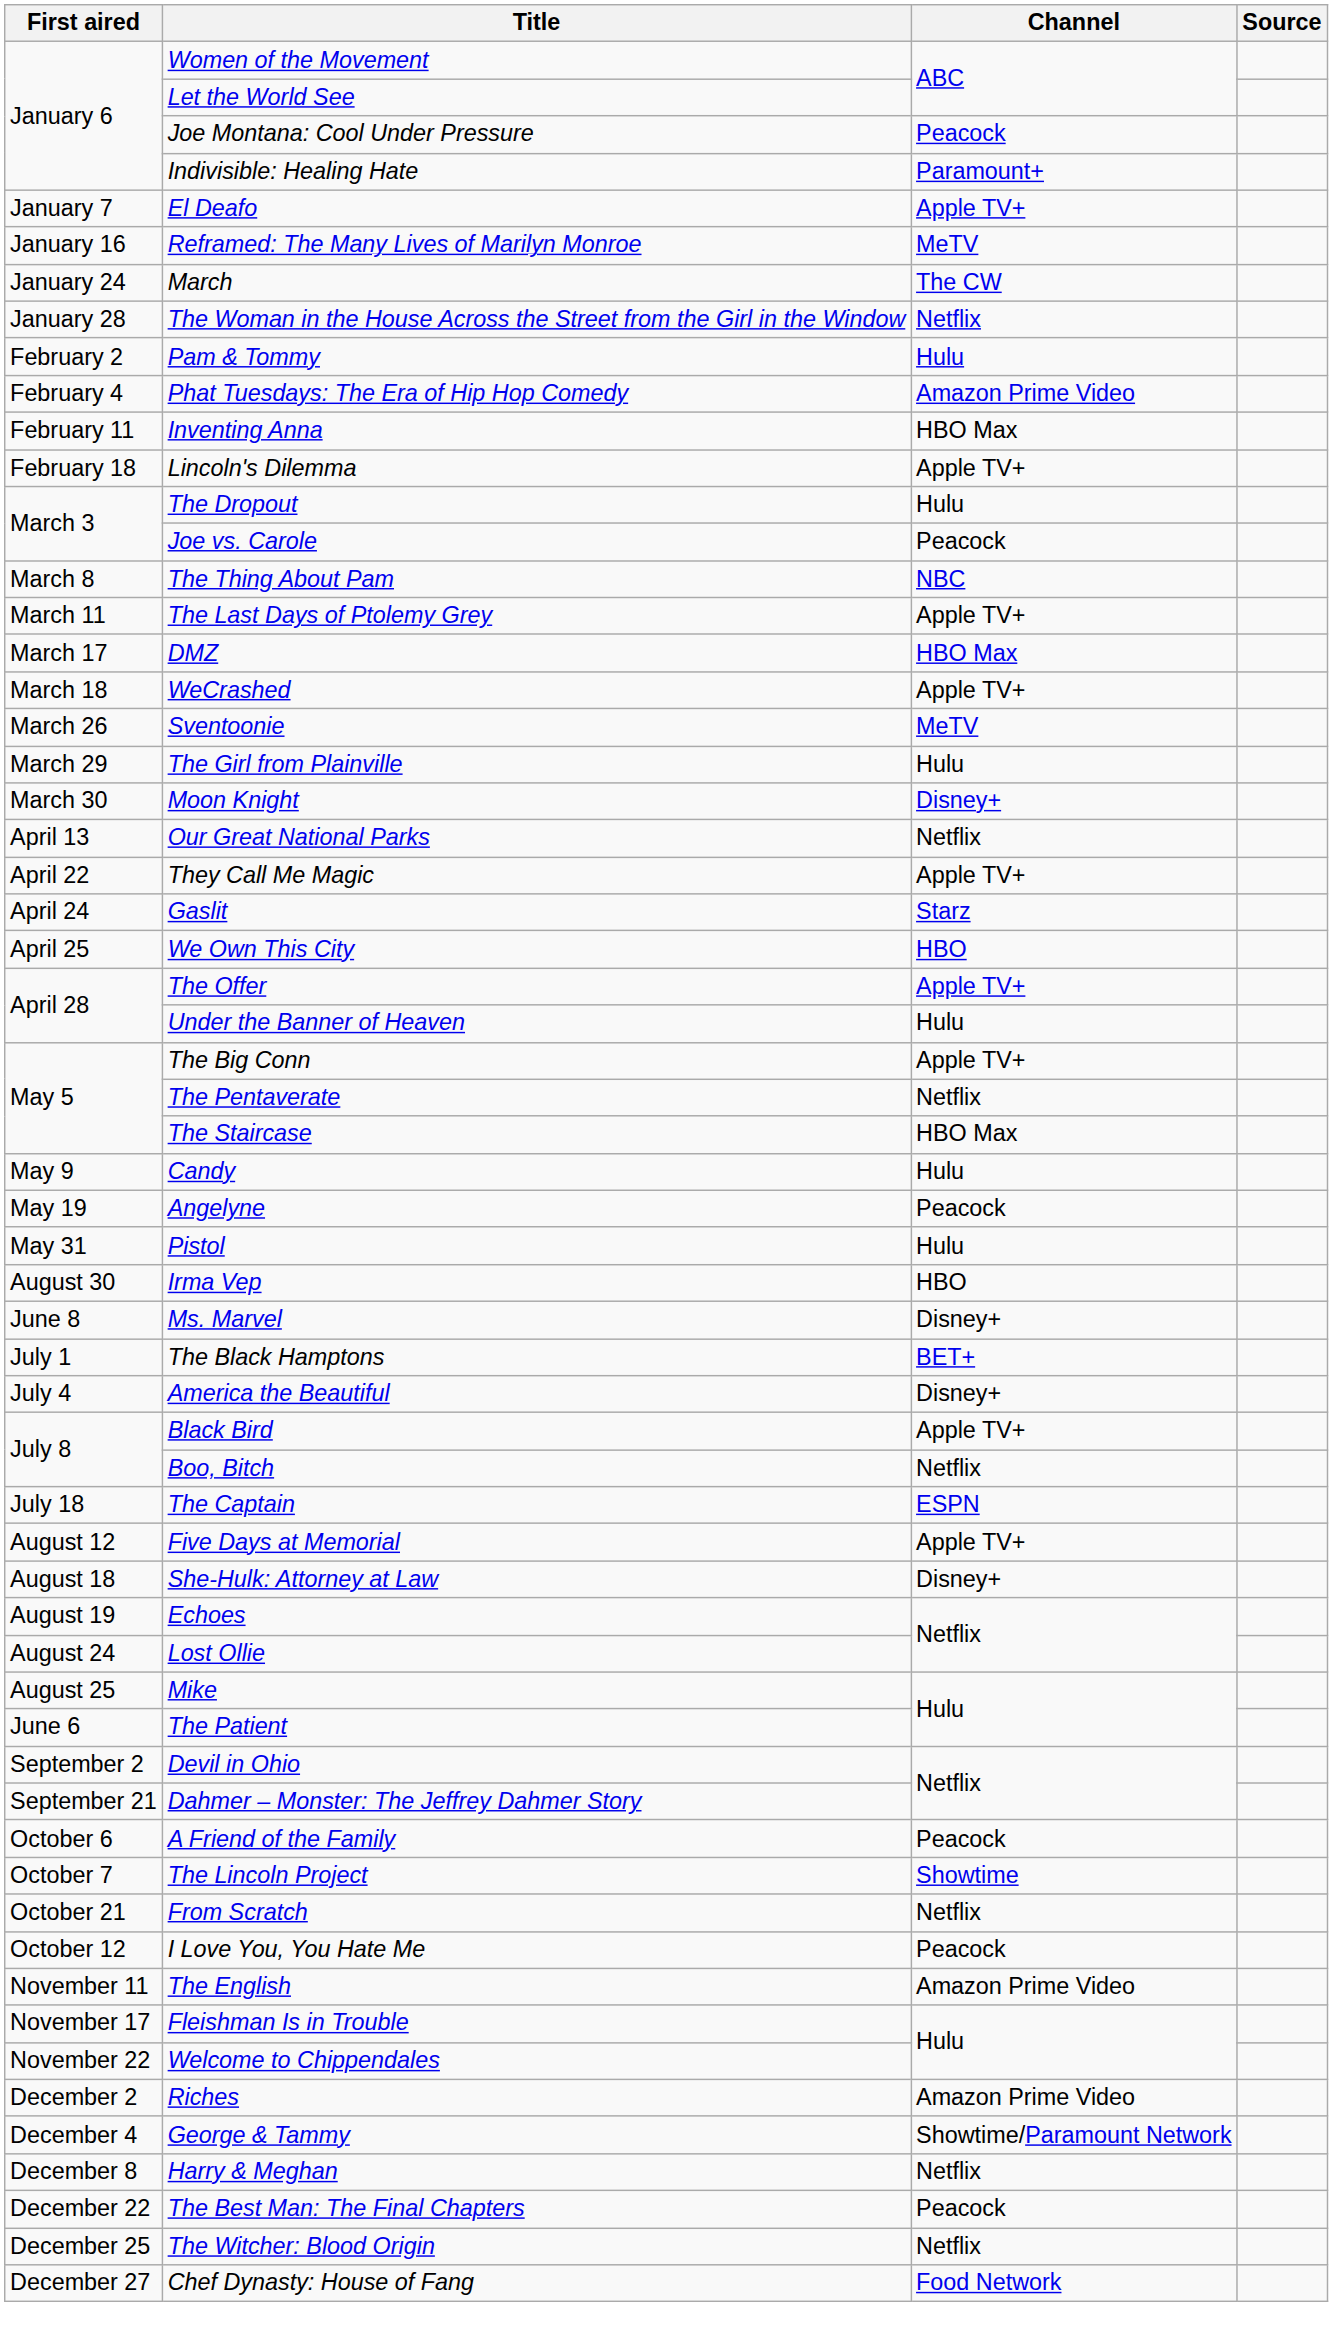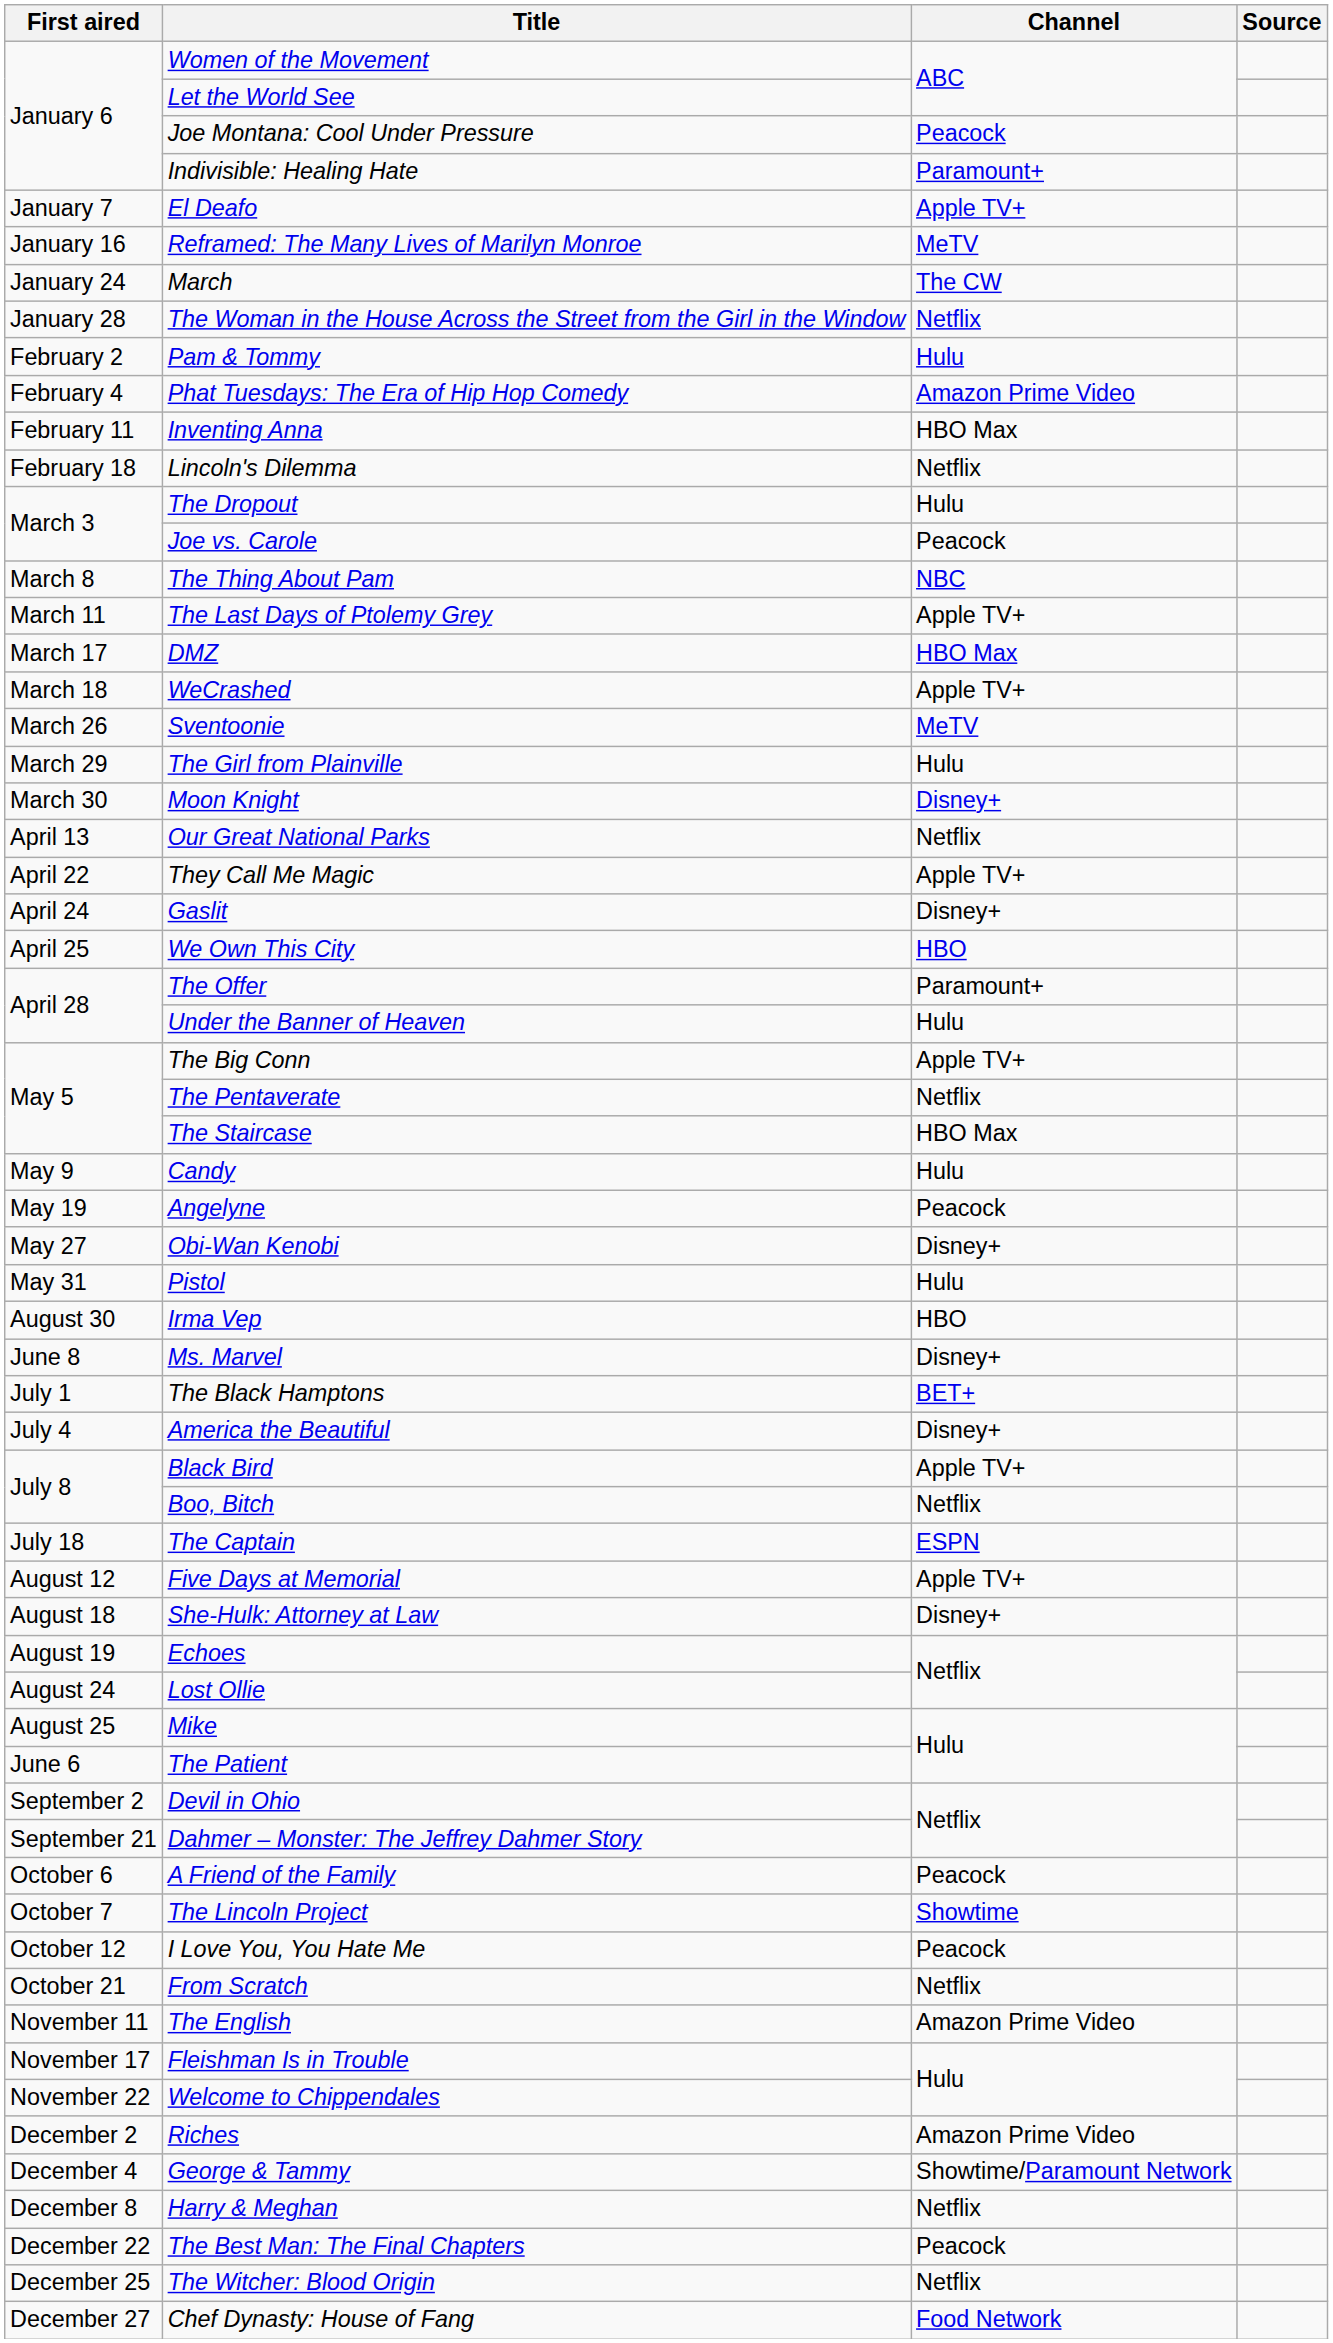(971, 467) Apple TV+ -> (949, 467) Netflix
(943, 912) Starz -> (959, 912) Disney+
(971, 986) Apple TV+ -> (980, 986) Paramount+
+ row: (253, 1245)
rows swapped: (296, 1949) <-> (238, 1912)
